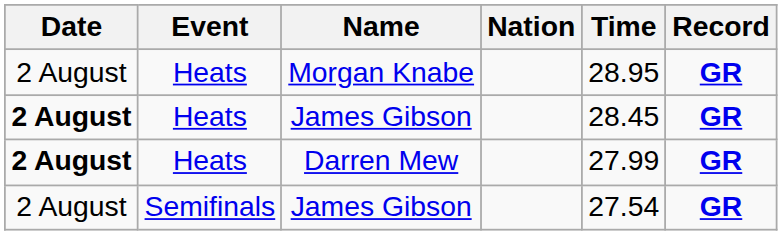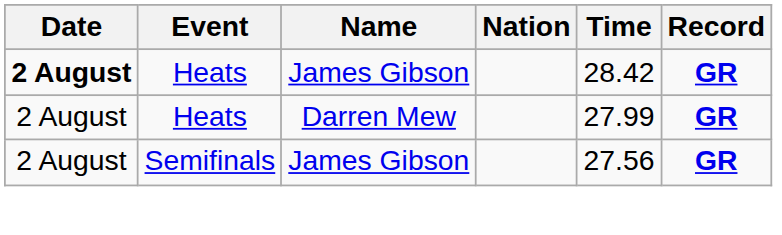- row: (210, 71)
(624, 116) 28.45 -> (619, 71) 28.42
(71, 161) bold -> (71, 116) normal
(624, 206) 27.54 -> (619, 161) 27.56
